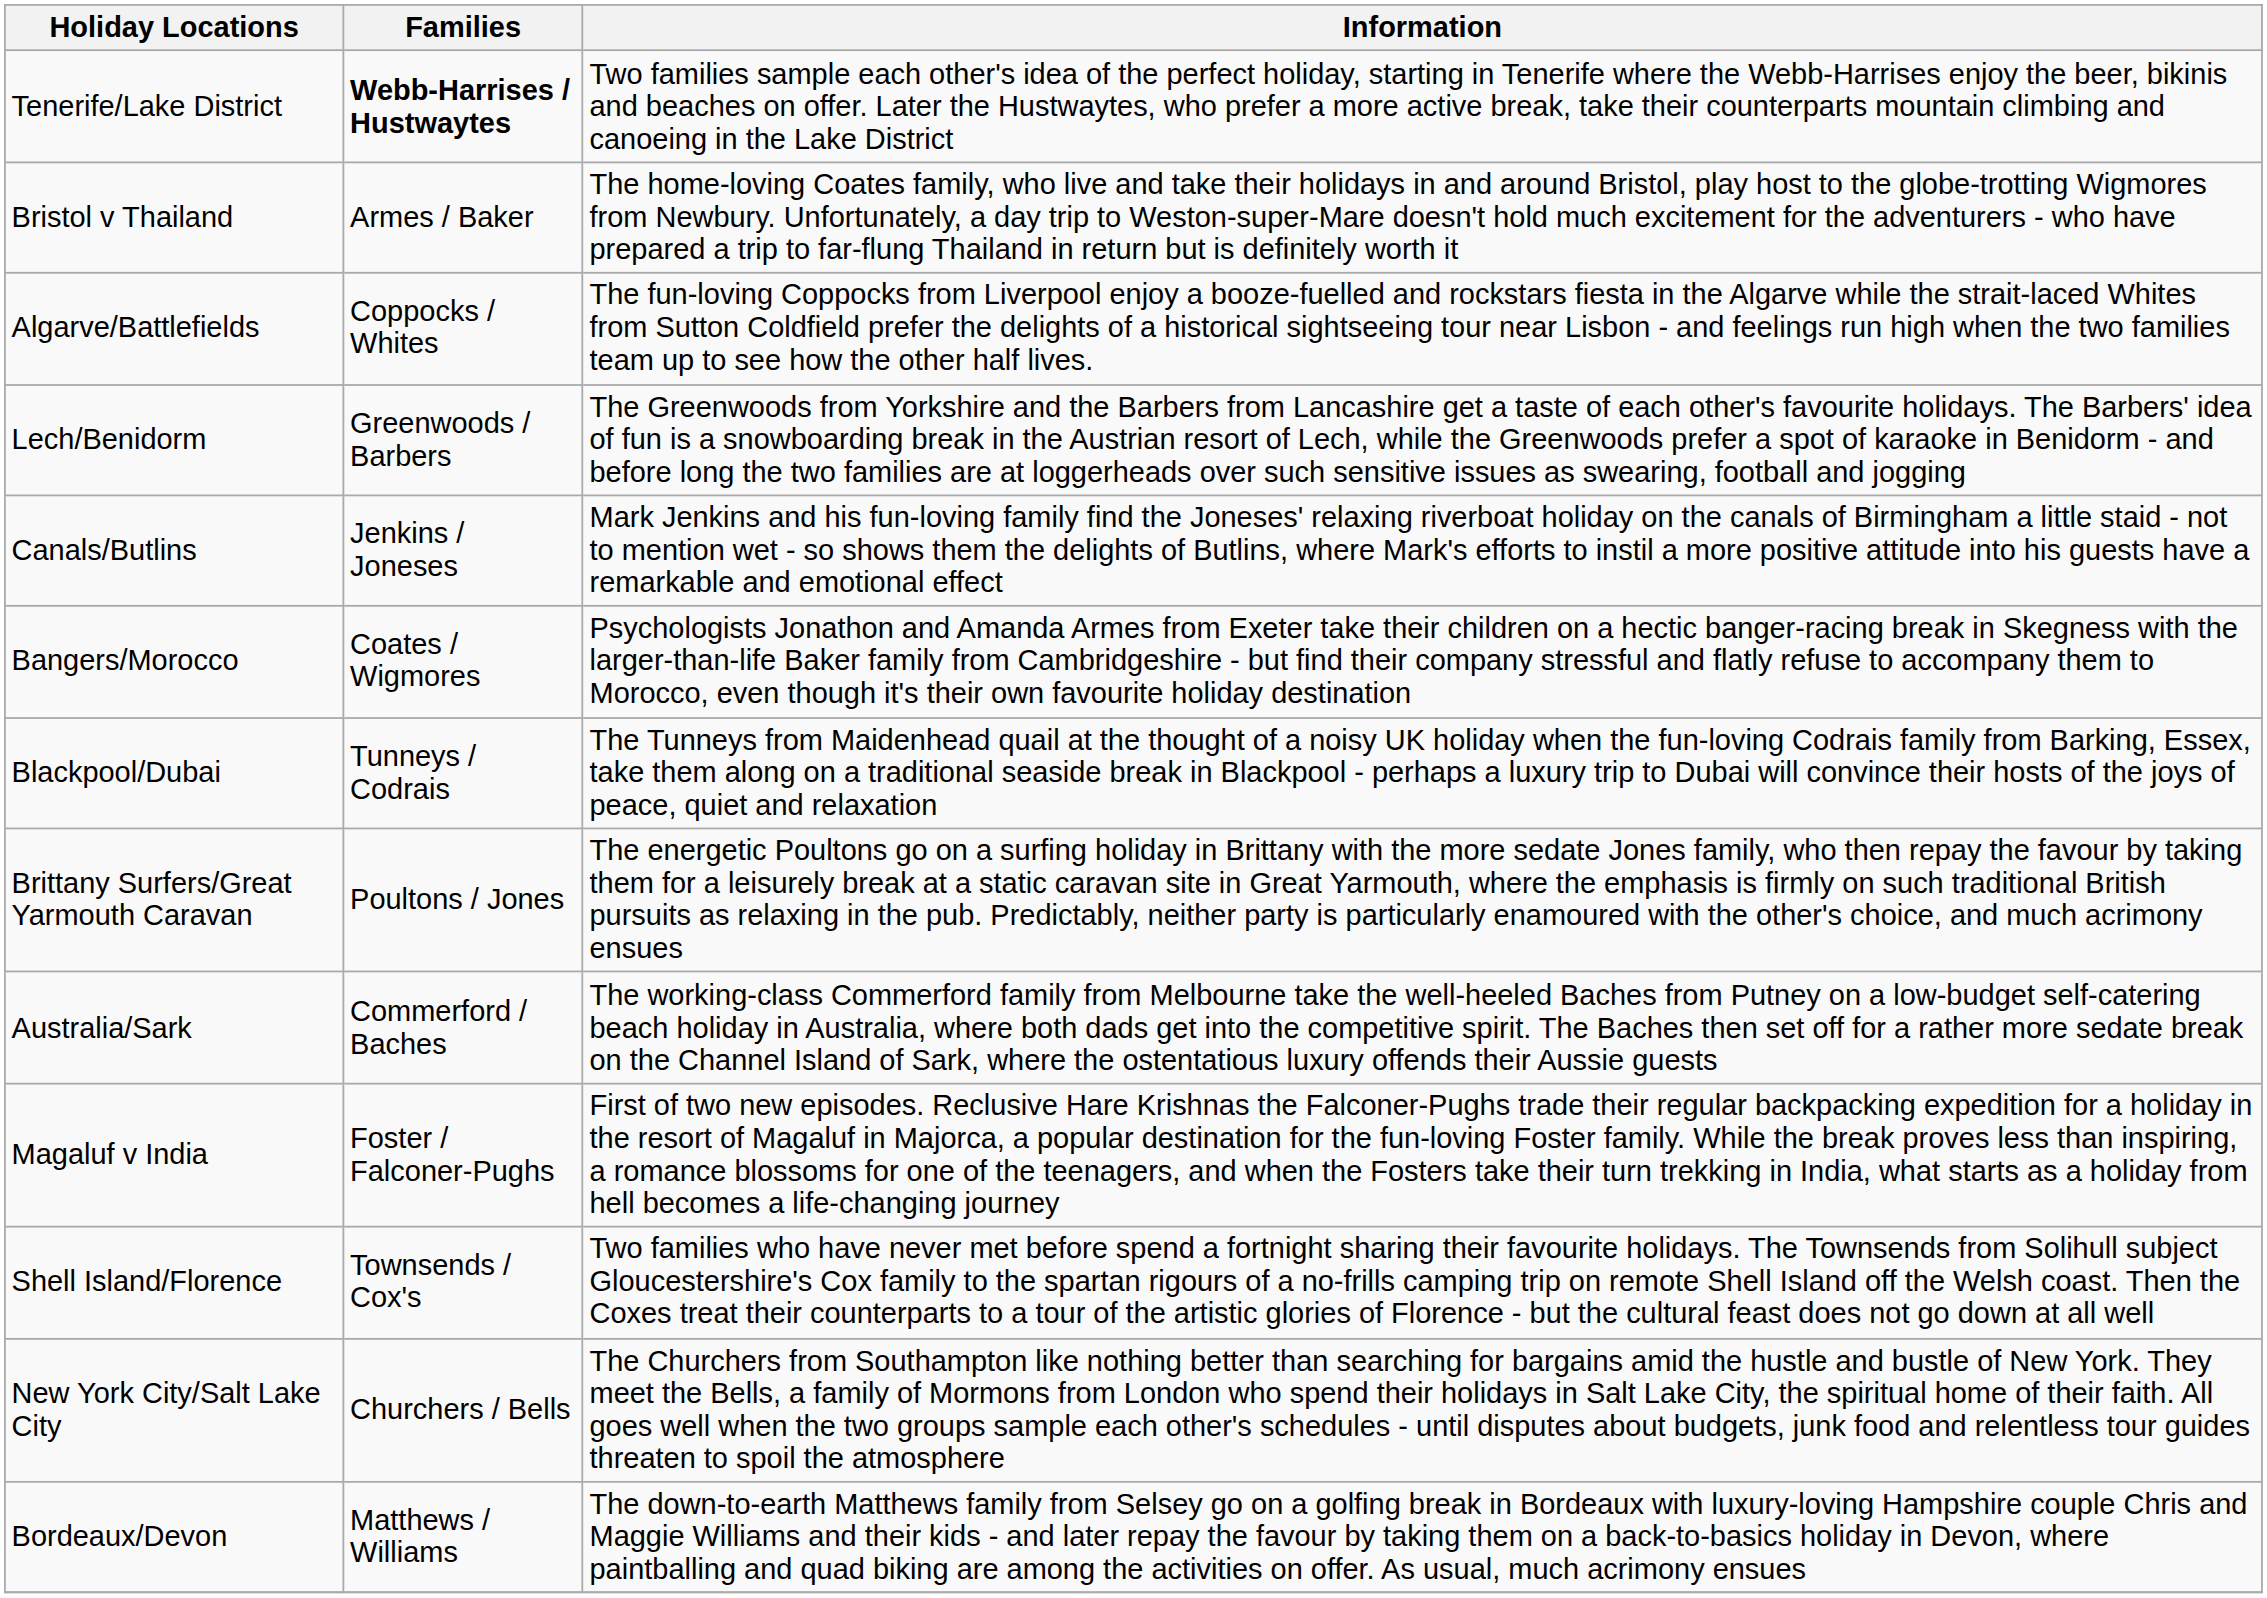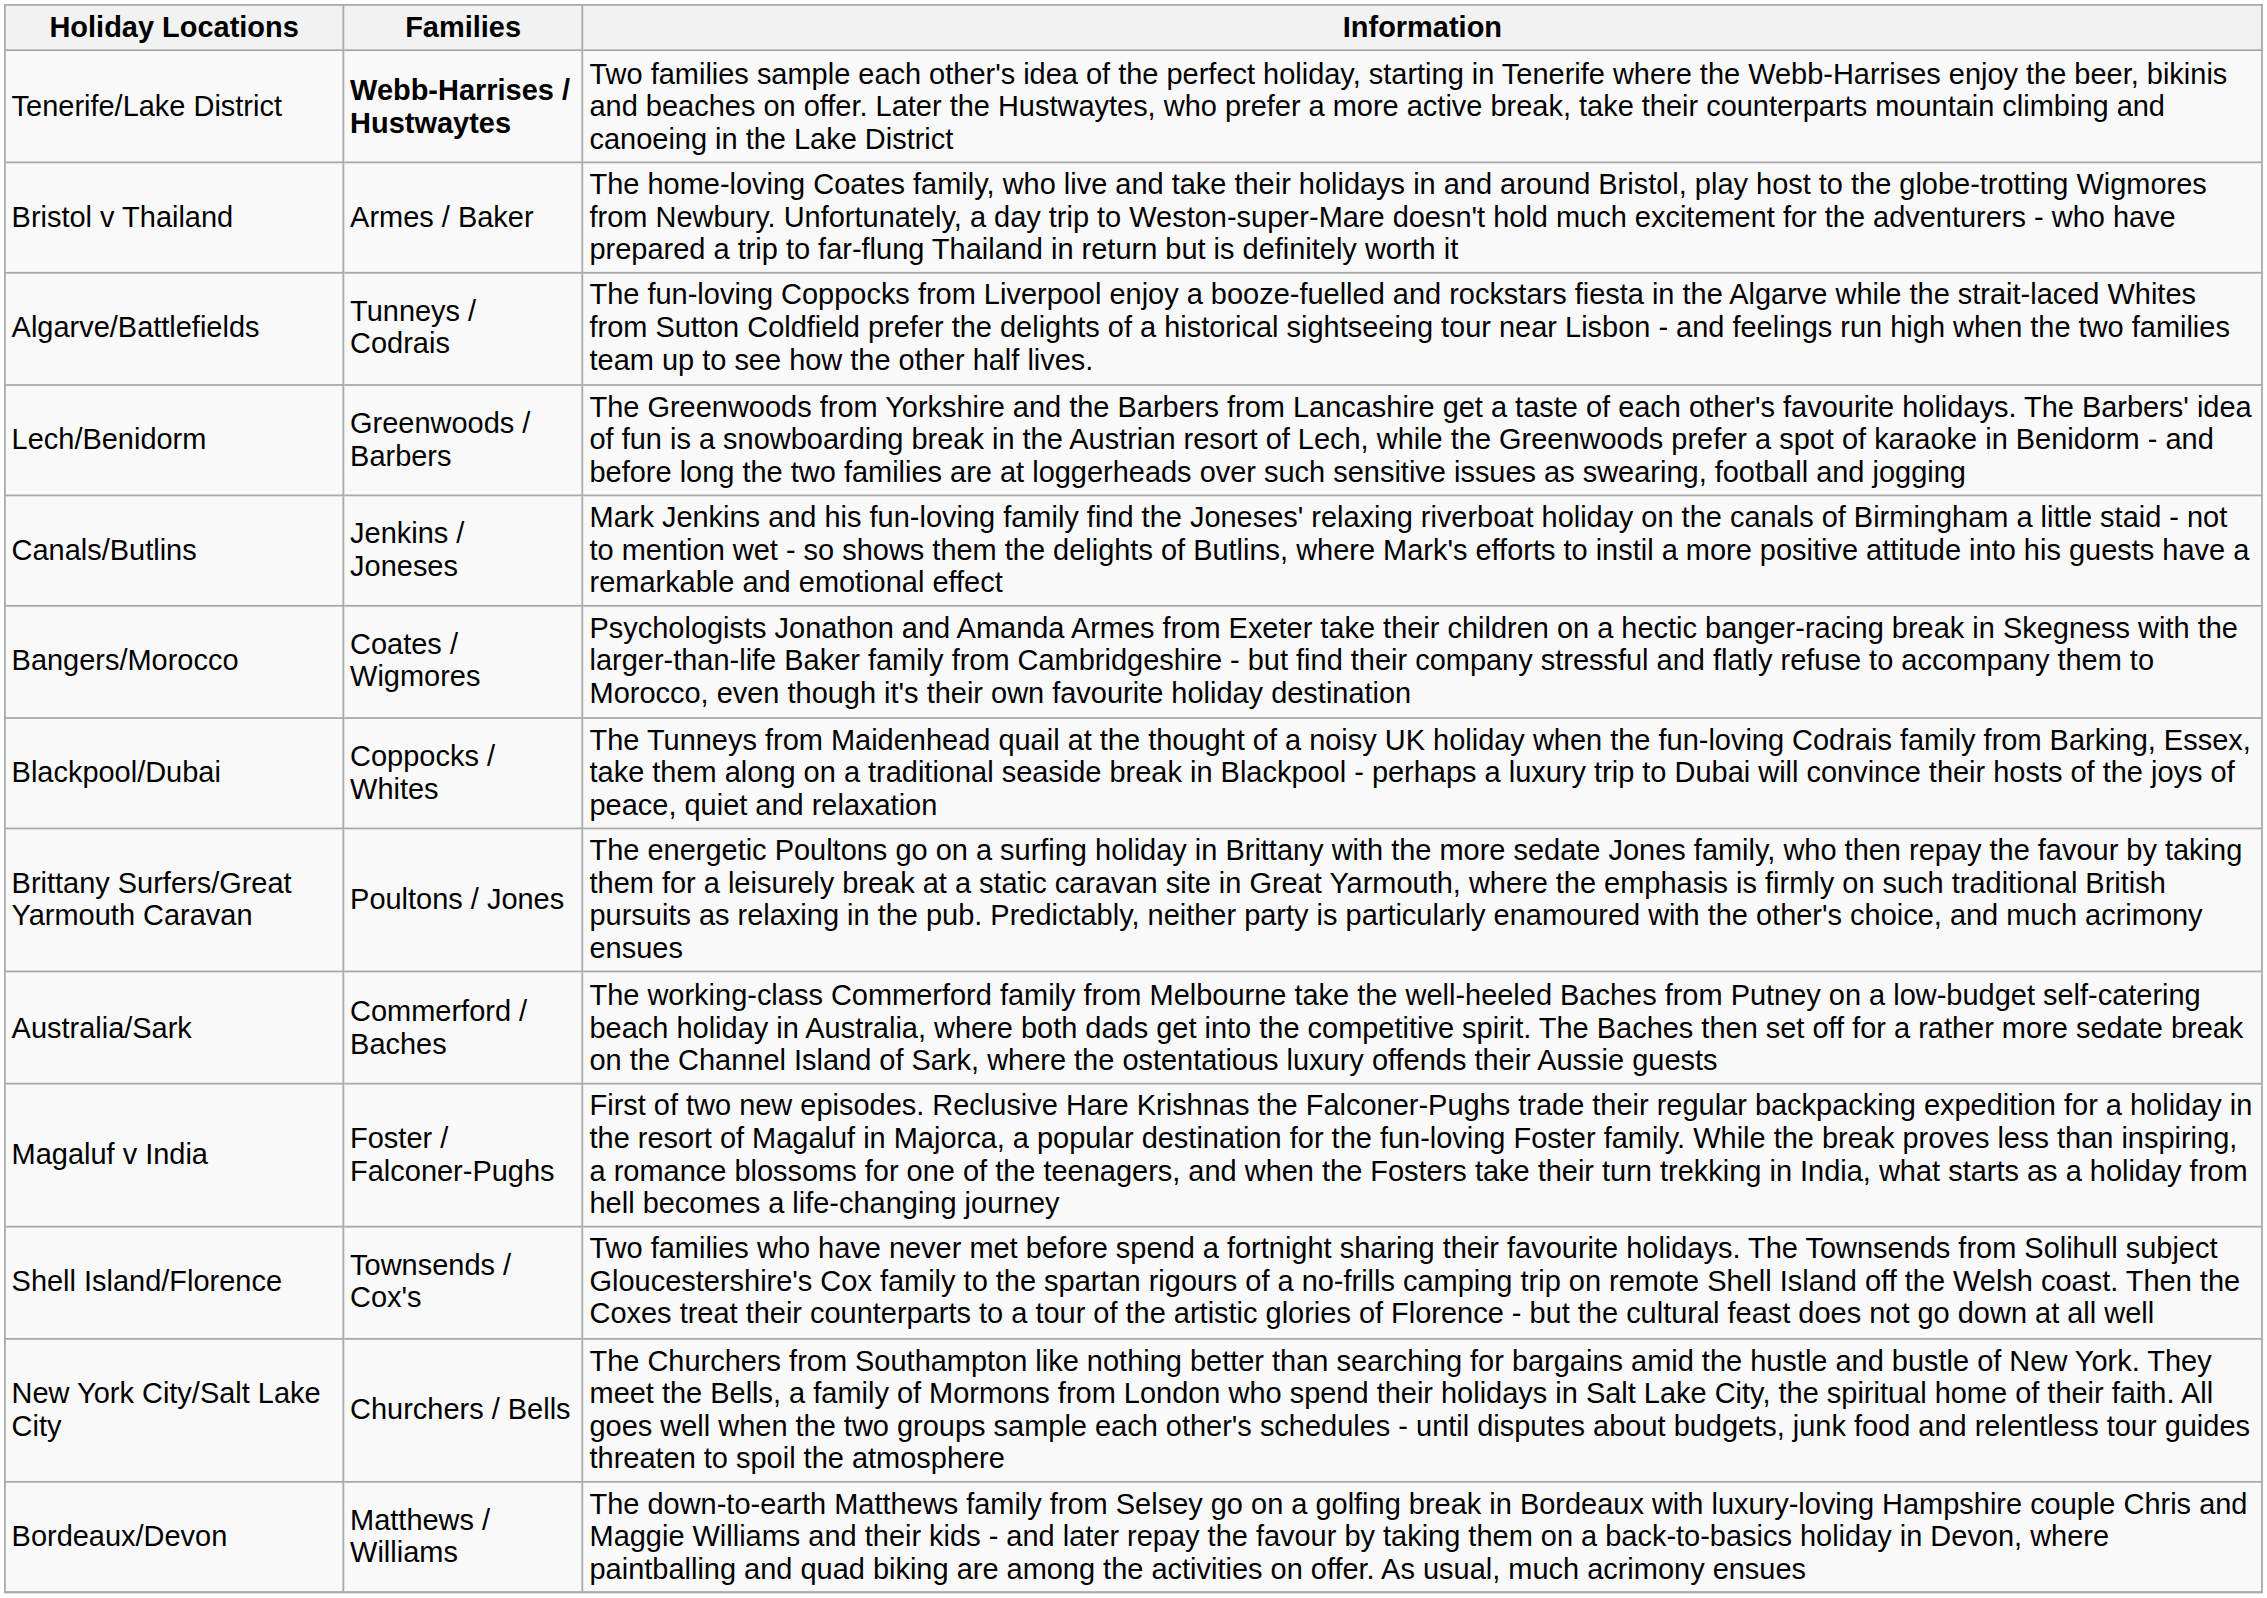(423, 328) Coppocks / Whites -> (413, 328) Tunneys / Codrais
(413, 772) Tunneys / Codrais -> (423, 772) Coppocks / Whites
